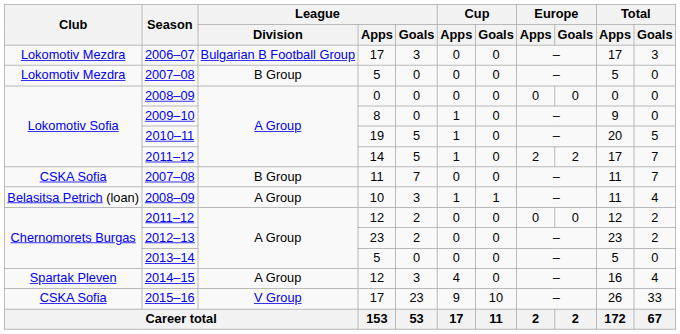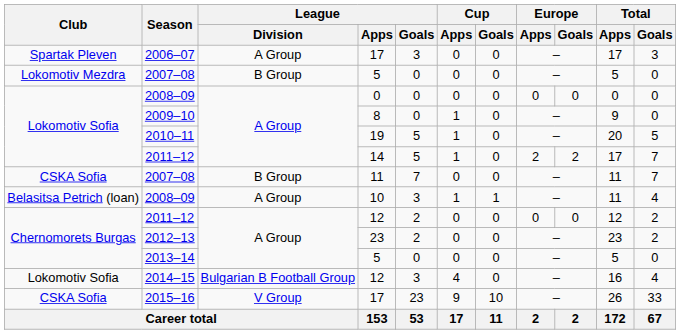(73, 55) Lokomotiv Mezdra -> (73, 55) Spartak Pleven
(278, 55) Bulgarian B Football Group -> (278, 55) A Group
(73, 278) Spartak Pleven -> (73, 278) Lokomotiv Sofia
(278, 278) A Group -> (278, 278) Bulgarian B Football Group
